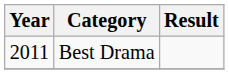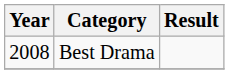(29, 52) 2011 -> (29, 52) 2008
